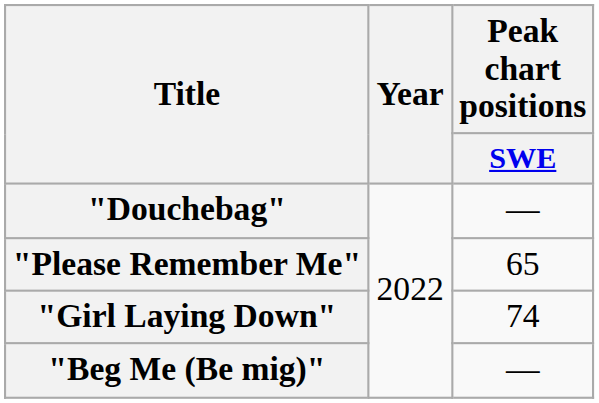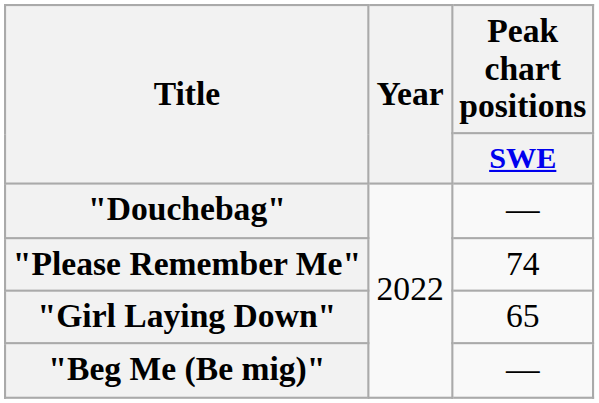(523, 263) 65 -> (523, 263) 74
(523, 316) 74 -> (523, 316) 65
